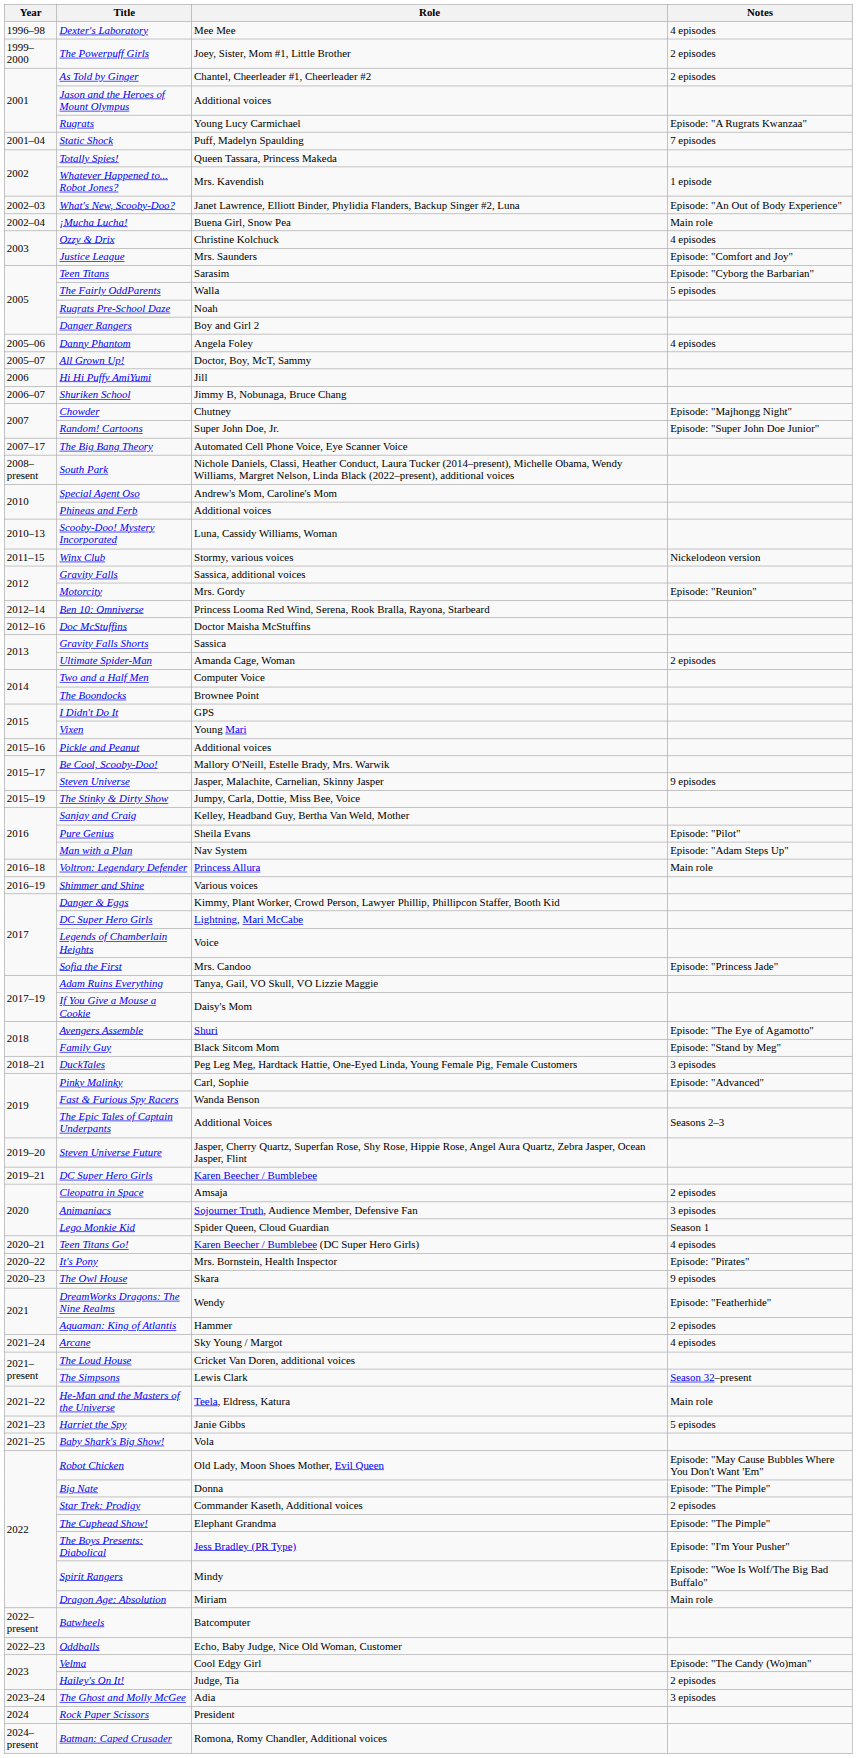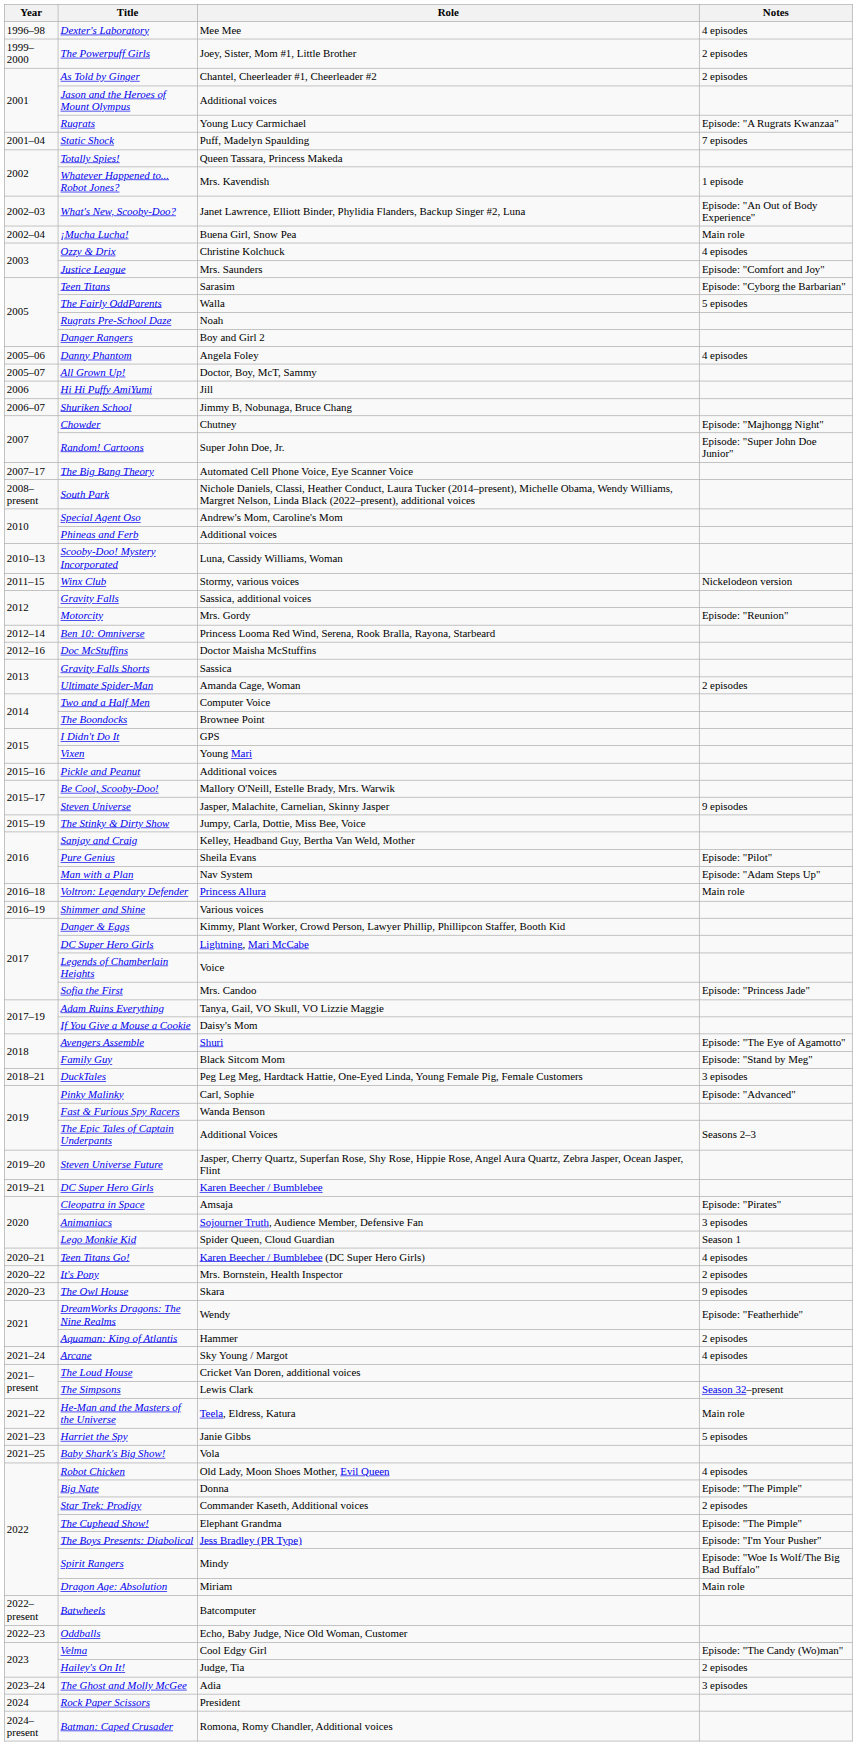(693, 1193) 2 episodes -> (742, 1205) Episode: "Pirates"
(710, 1262) Episode: "Pirates" -> (725, 1274) 2 episodes
(752, 1465) Episode: "May Cause Bubbles Where You Don't Want 'Em" -> (725, 1471) 4 episodes
